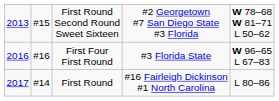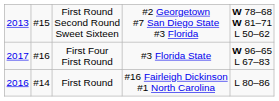(18, 55) 2016 -> (18, 55) 2017
(18, 82) 2017 -> (18, 82) 2016
